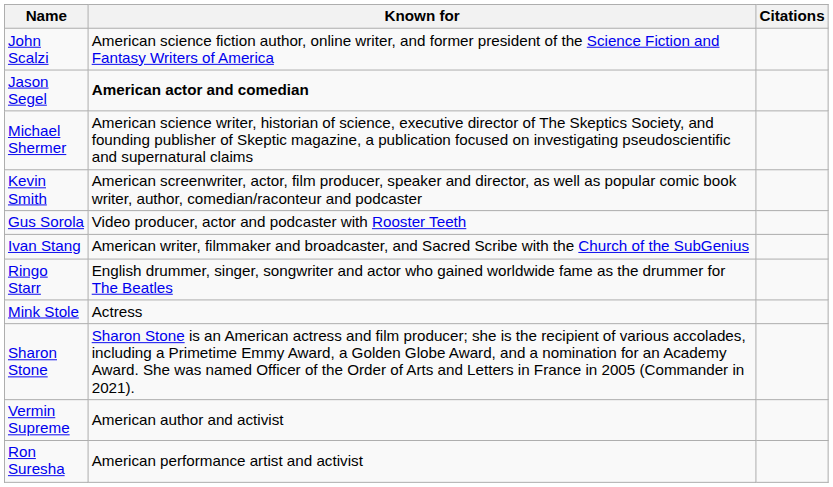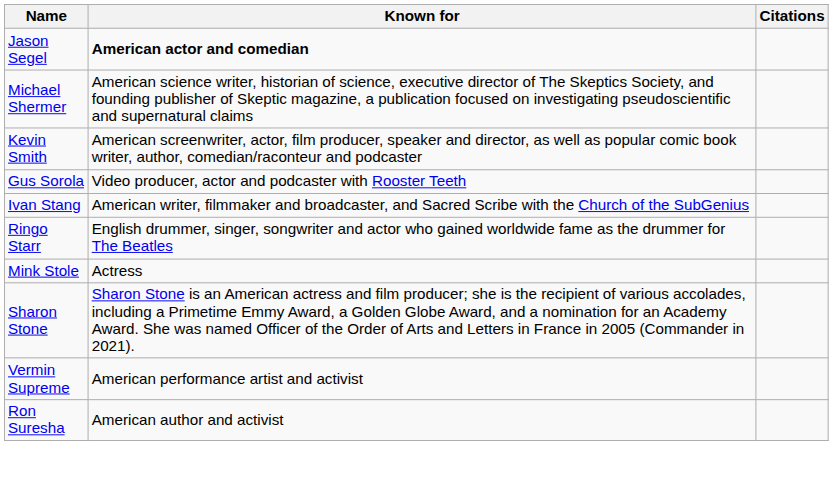- row: (28, 49)
(188, 420) American author and activist -> (227, 378) American performance artist and activist
(227, 461) American performance artist and activist -> (188, 420) American author and activist
